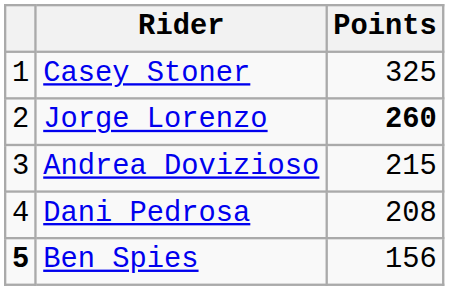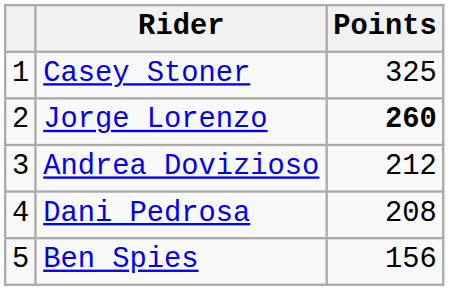(411, 168) 215 -> (411, 168) 212
(21, 261) bold -> (21, 261) normal
